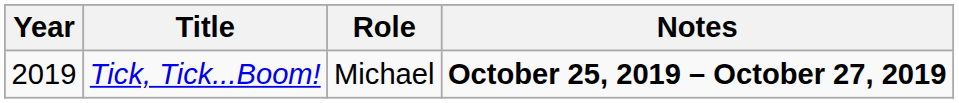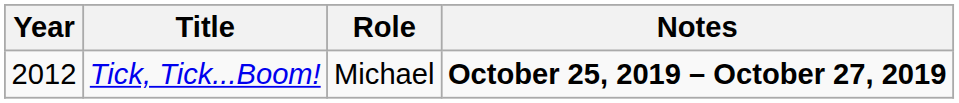(44, 73) 2019 -> (44, 73) 2012
